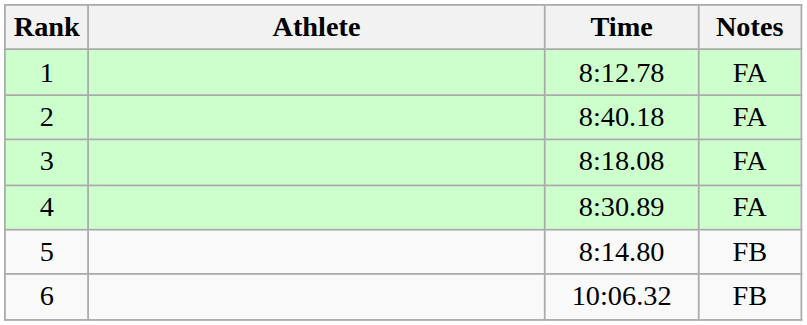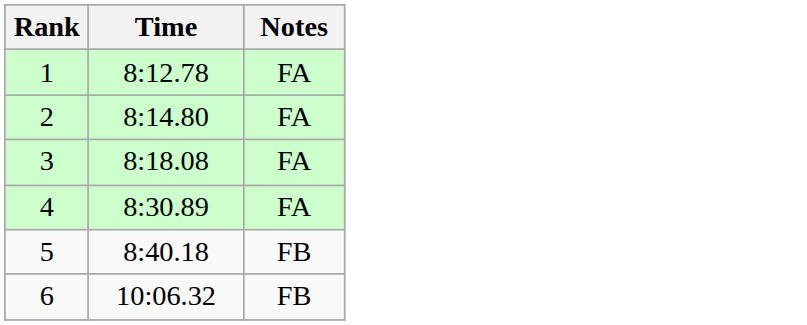- column: (317, 26)
(622, 116) 8:40.18 -> (166, 116) 8:14.80
(622, 251) 8:14.80 -> (166, 251) 8:40.18
